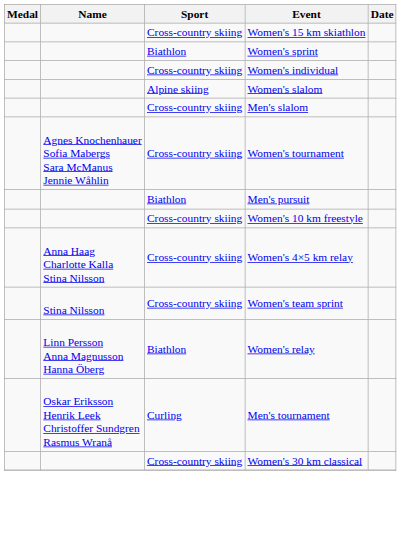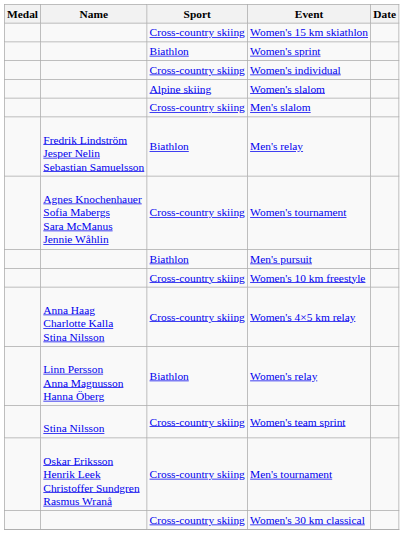+ row: (277, 147)
rows swapped: (295, 303) <-> (281, 349)
(164, 415) Curling -> (197, 474) Cross-country skiing
